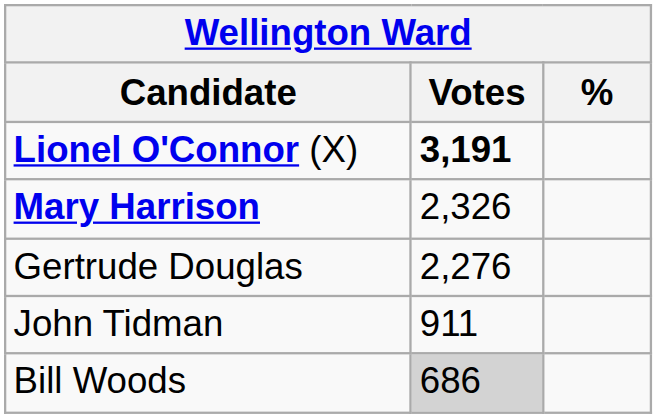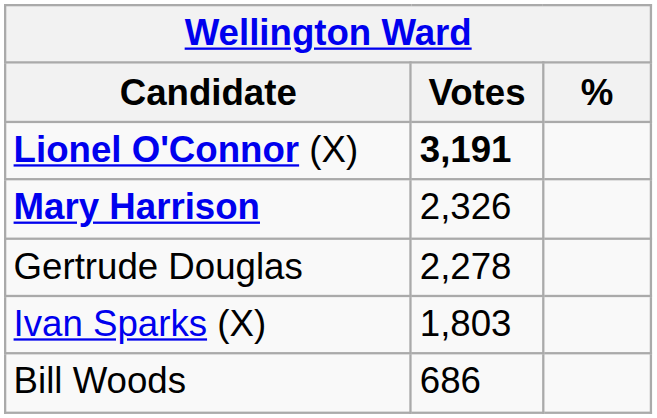(466, 265) 2,276 -> (466, 265) 2,278
+ row: (140, 324)
- row: (118, 324)
(450, 382) lightgrey background -> (450, 382) no background
